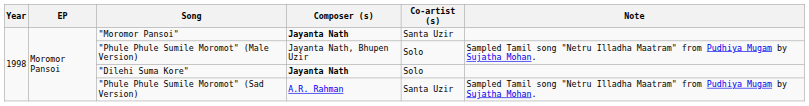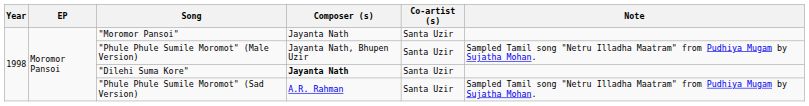(318, 34) bold -> (318, 34) normal
(413, 53) Solo -> (428, 53) Santa Uzir
(413, 71) Solo -> (428, 71) Santa Uzir
